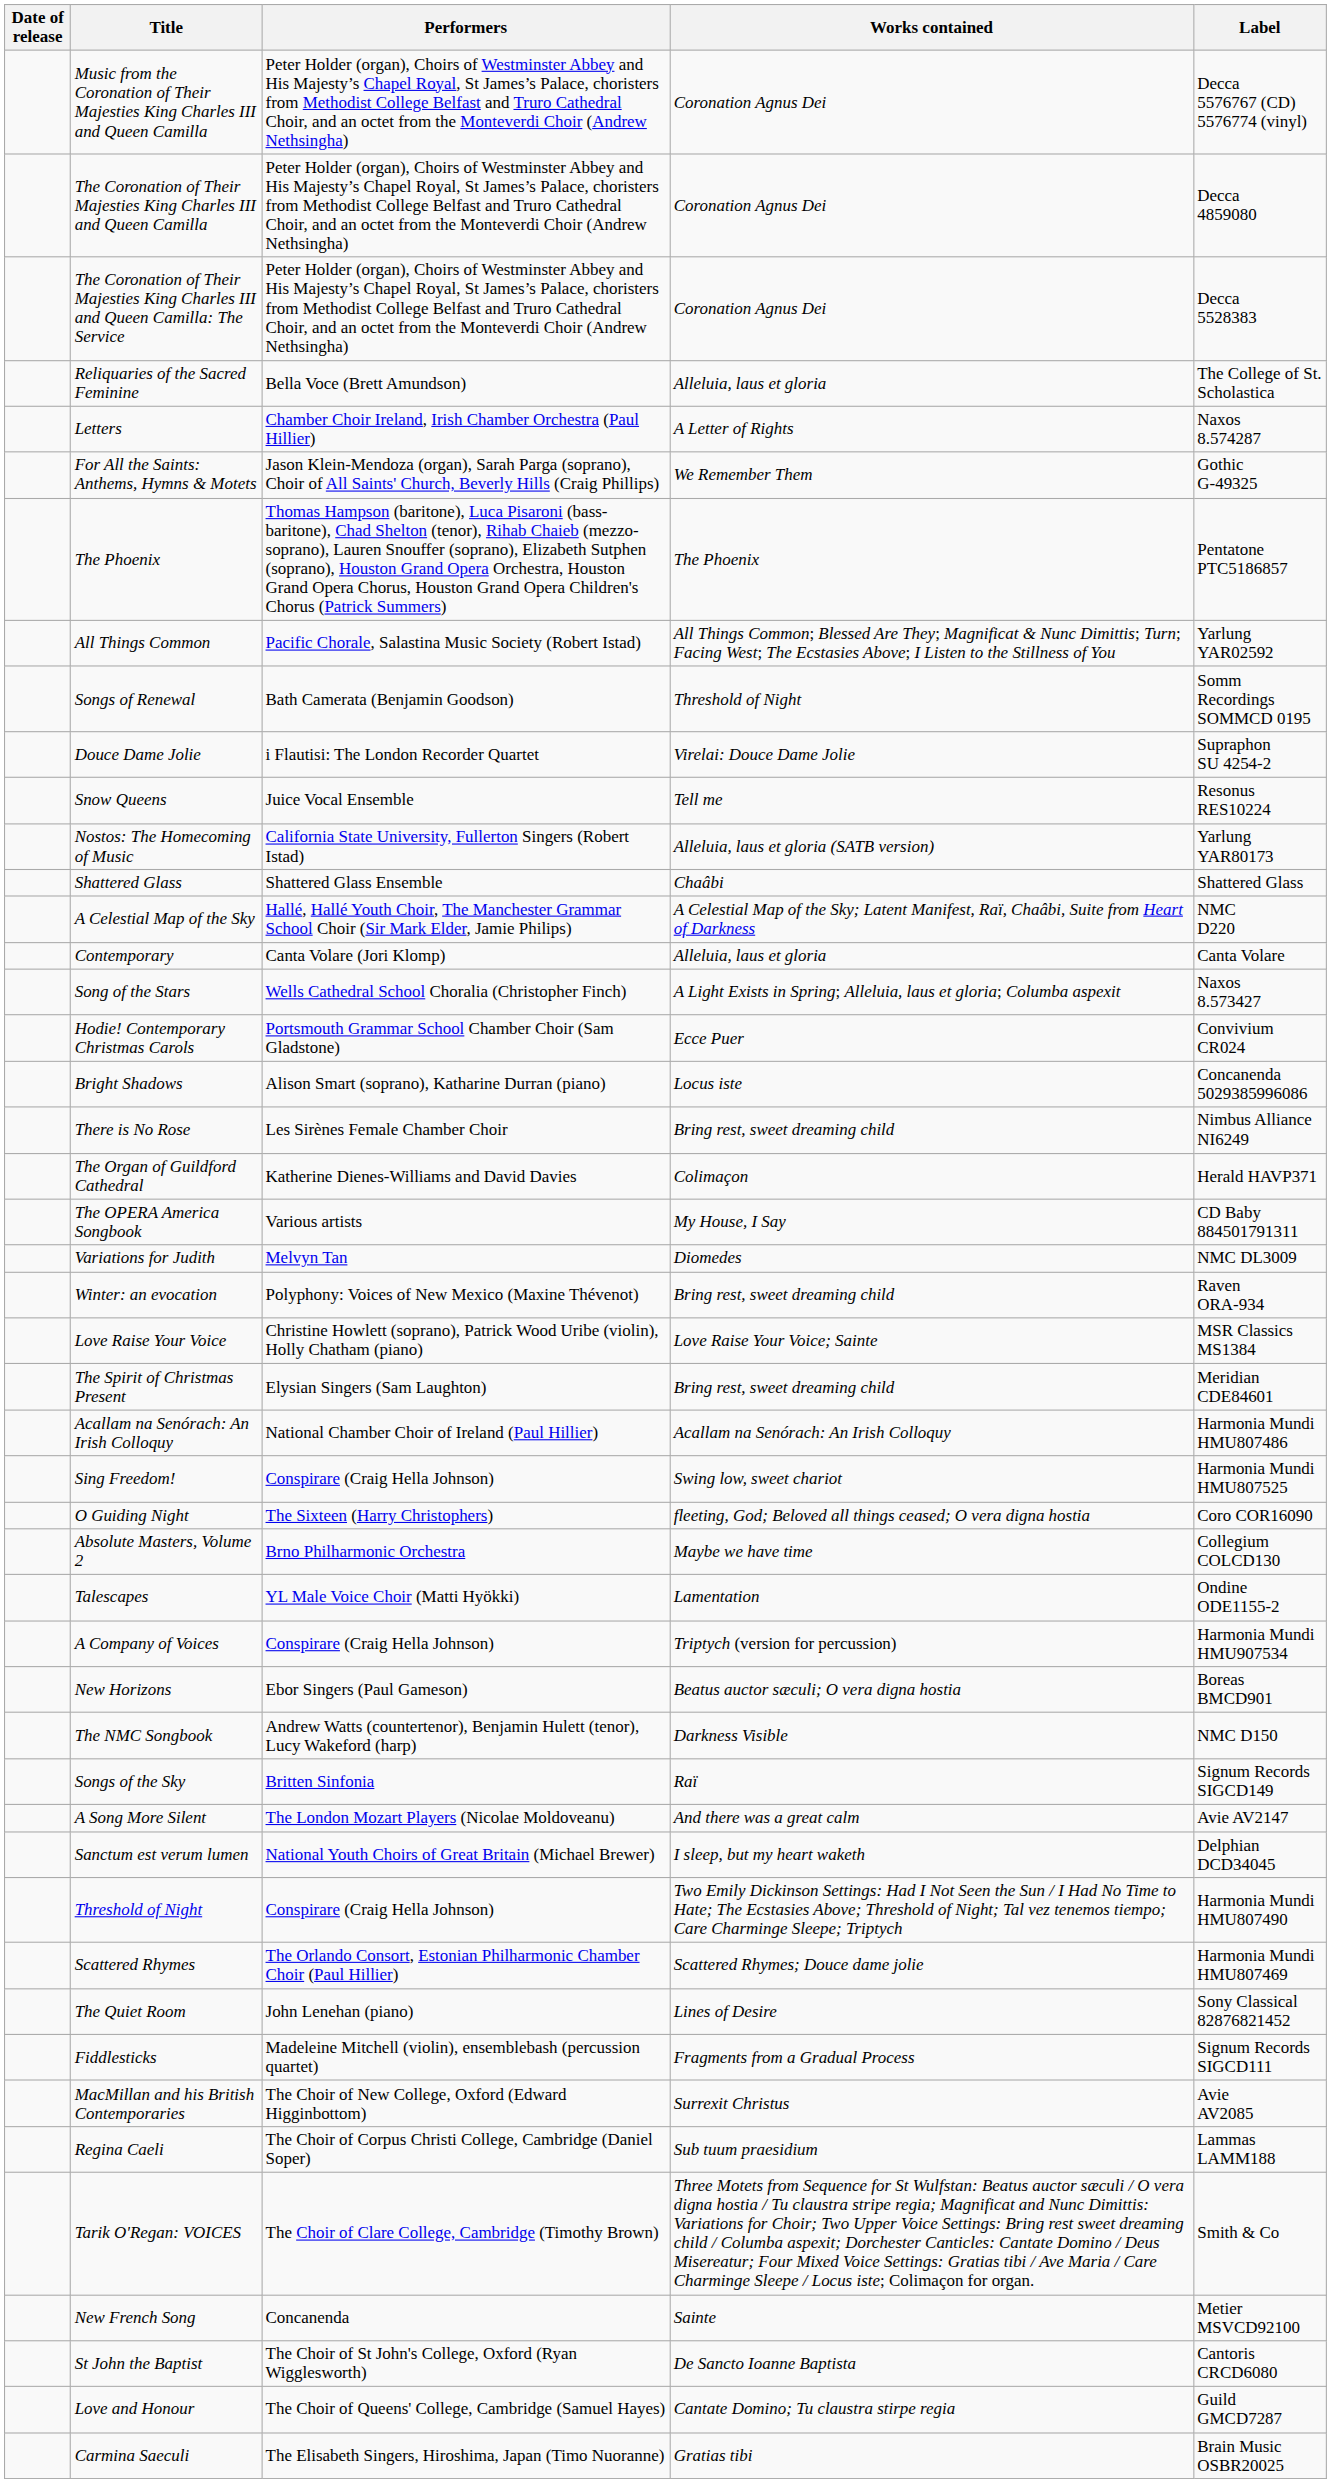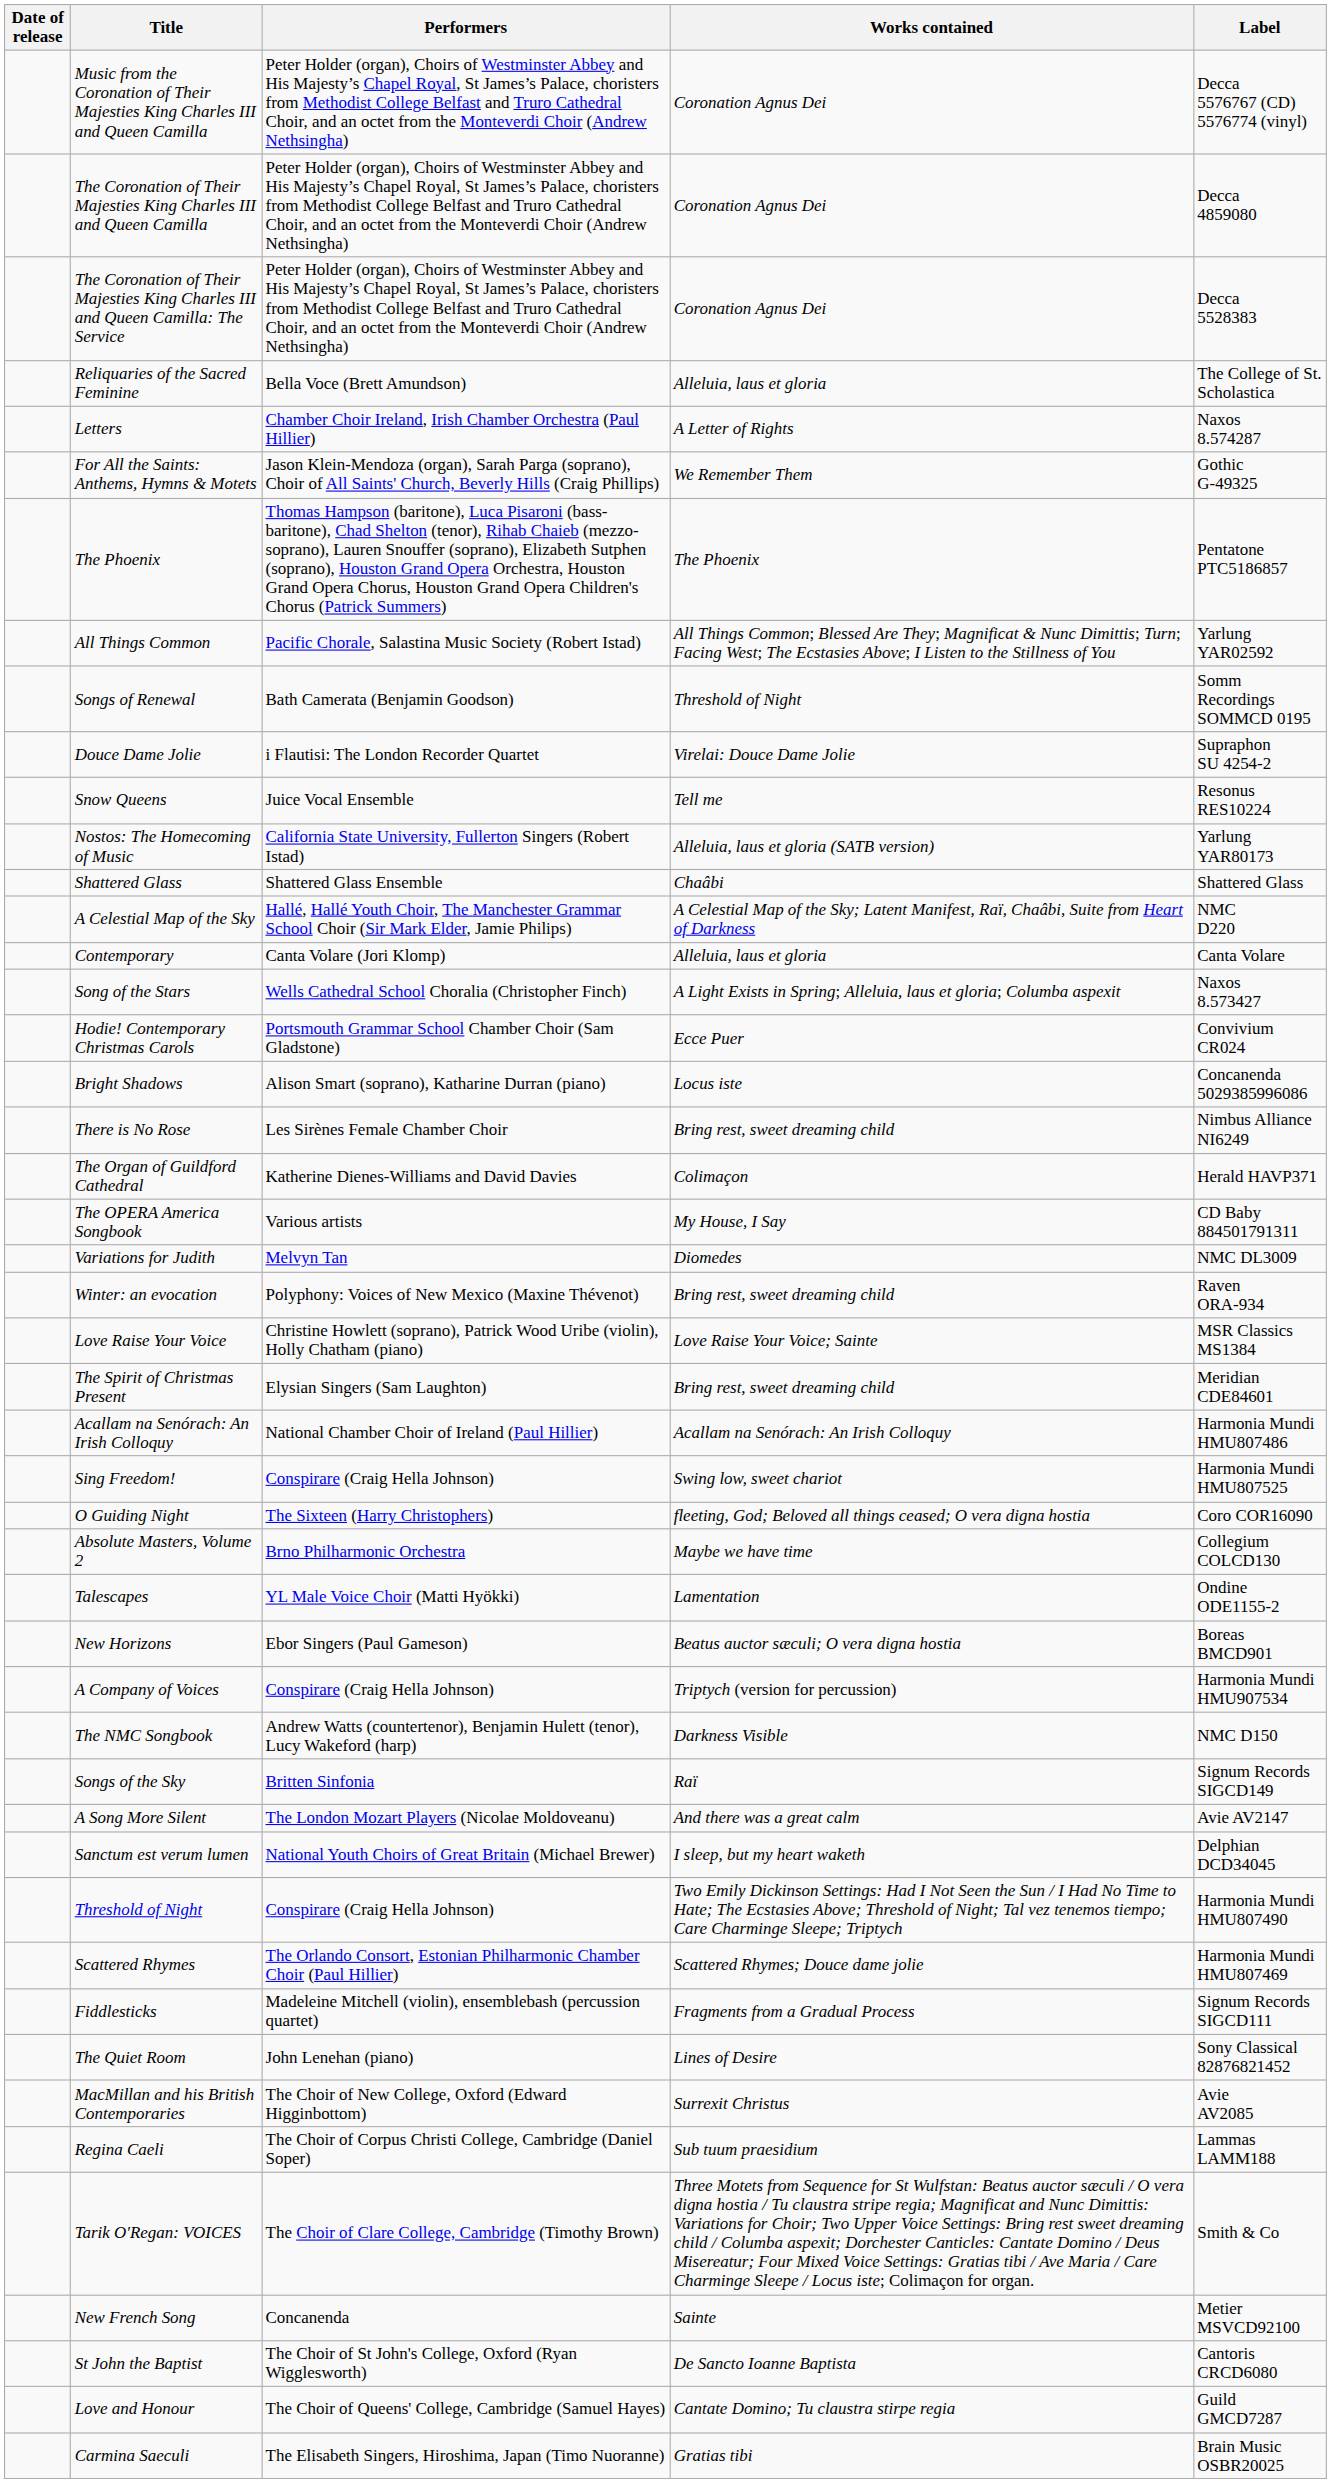rows swapped: (123, 1689) <-> (147, 1643)
rows swapped: (116, 2057) <-> (130, 2011)
